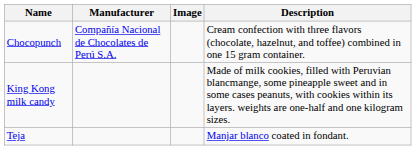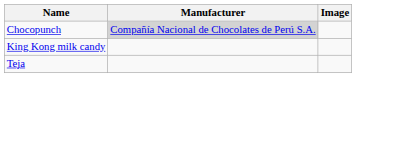- column: (308, 13)
(118, 42) no background -> (213, 30) lightgrey background
